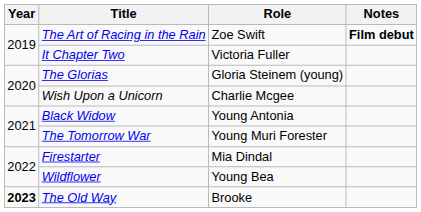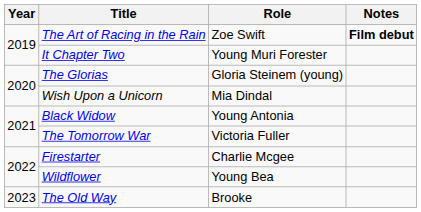(251, 55) Victoria Fuller -> (269, 55) Young Muri Forester
(253, 95) Charlie Mcgee -> (242, 95) Mia Dindal
(269, 136) Young Muri Forester -> (251, 136) Victoria Fuller
(242, 156) Mia Dindal -> (253, 156) Charlie Mcgee
(22, 197) bold -> (22, 197) normal
